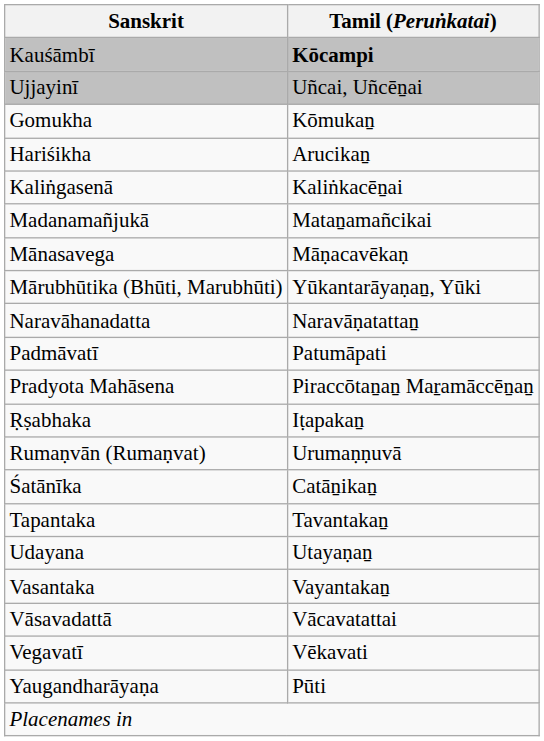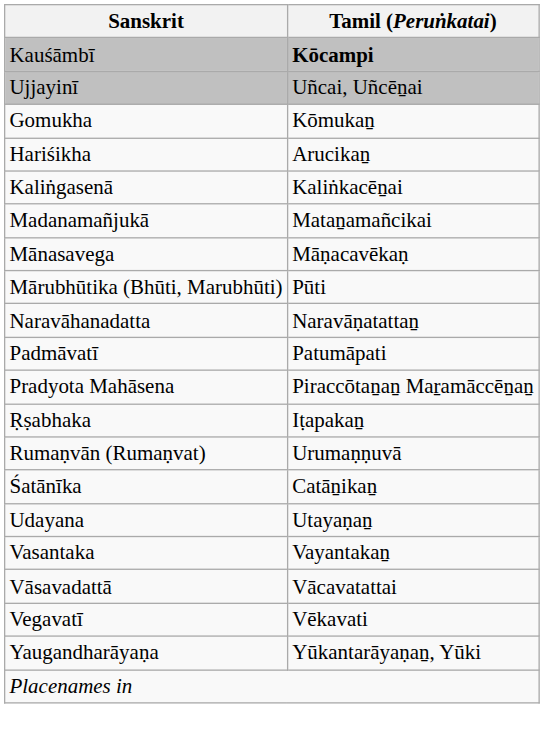(387, 287) Yūkantarāyaṇaṉ, Yūki -> (309, 287) Pūti
- row: (52, 519)
(309, 685) Pūti -> (387, 652) Yūkantarāyaṇaṉ, Yūki
